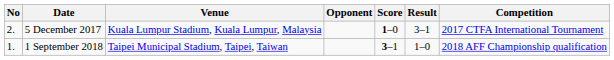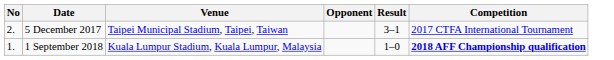- column: (390, 13)
(215, 30) Kuala Lumpur Stadium, Kuala Lumpur, Malaysia -> (198, 30) Taipei Municipal Stadium, Taipei, Taiwan
(198, 47) Taipei Municipal Stadium, Taipei, Taiwan -> (215, 47) Kuala Lumpur Stadium, Kuala Lumpur, Malaysia
(524, 47) normal -> (499, 47) bold
